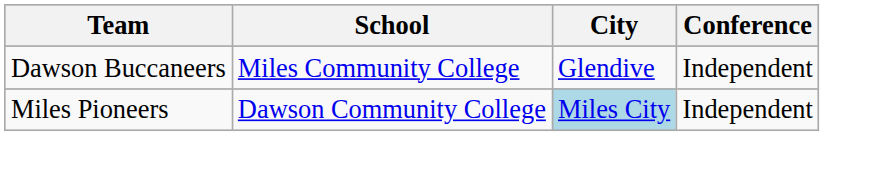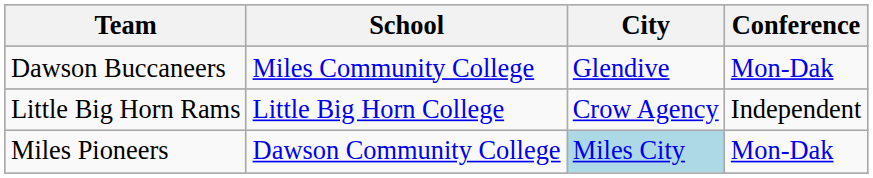(748, 67) Independent -> (782, 67) Mon-Dak
+ row: (126, 109)
(748, 109) Independent -> (782, 151) Mon-Dak
